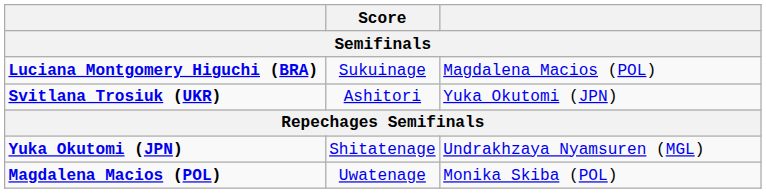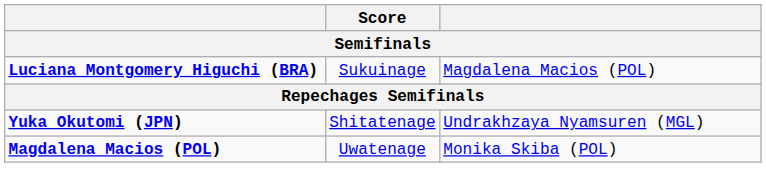- row: (115, 97)
